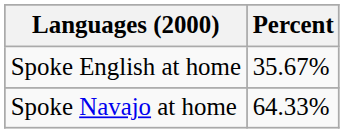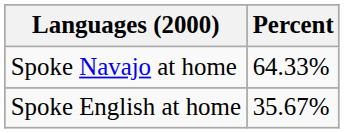rows swapped: (124, 107) <-> (126, 66)
